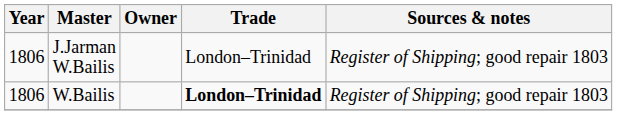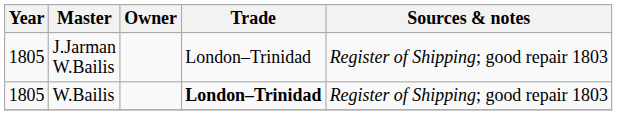(27, 57) 1806 -> (27, 57) 1805
(27, 95) 1806 -> (27, 95) 1805
